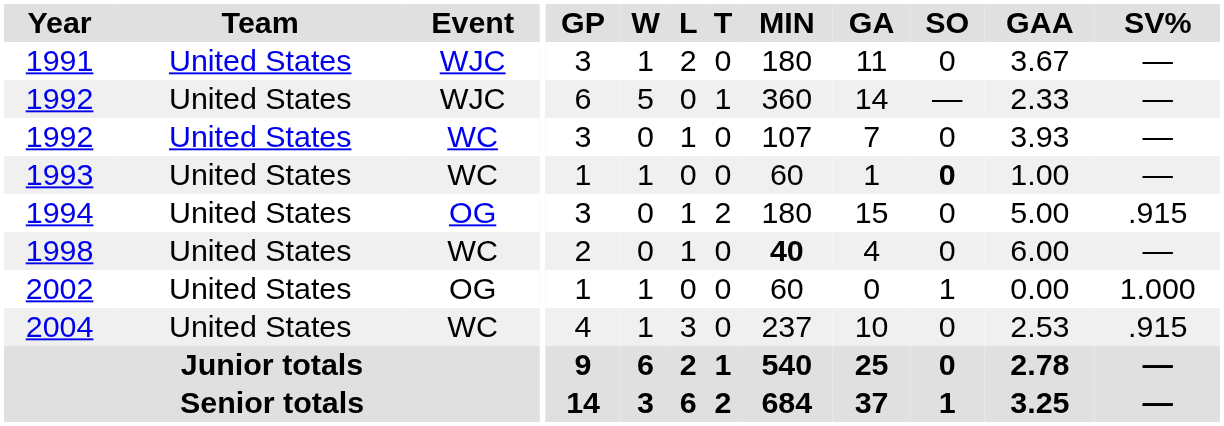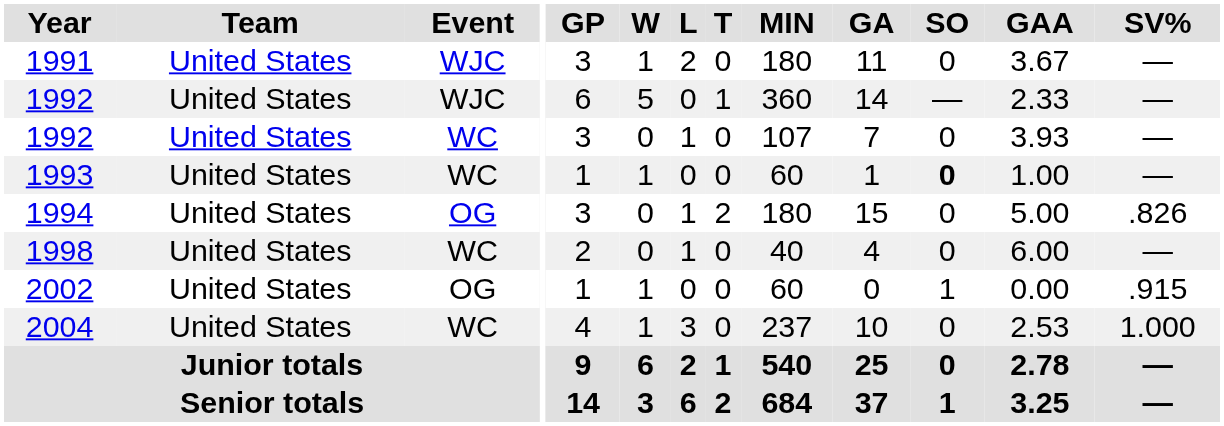(1158, 212) .915 -> (1158, 212) .826
(787, 250) bold -> (787, 250) normal
(1158, 288) 1.000 -> (1158, 288) .915
(1158, 326) .915 -> (1158, 326) 1.000
